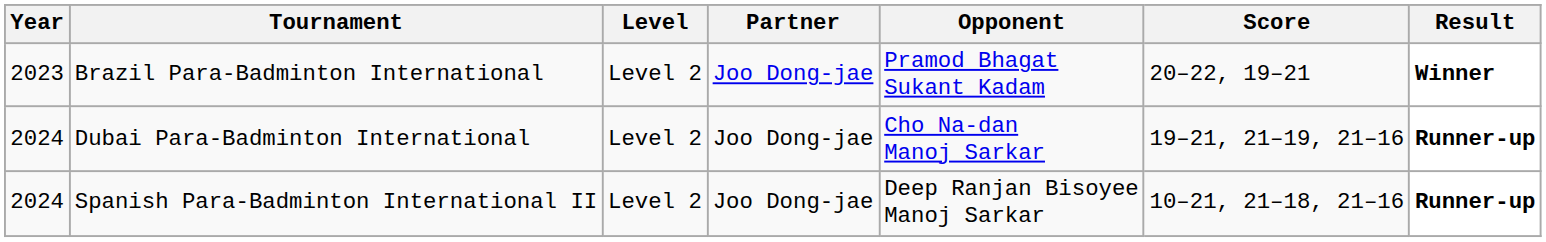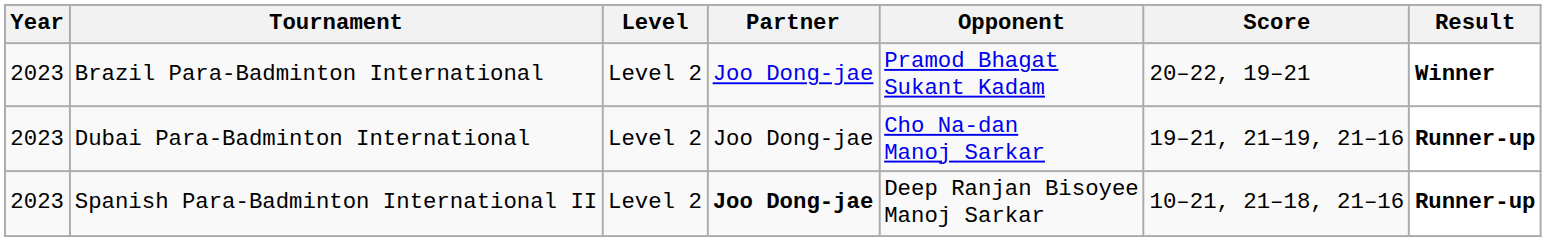(37, 139) 2024 -> (37, 139) 2023
(37, 203) 2024 -> (37, 203) 2023
(793, 203) normal -> (793, 203) bold
